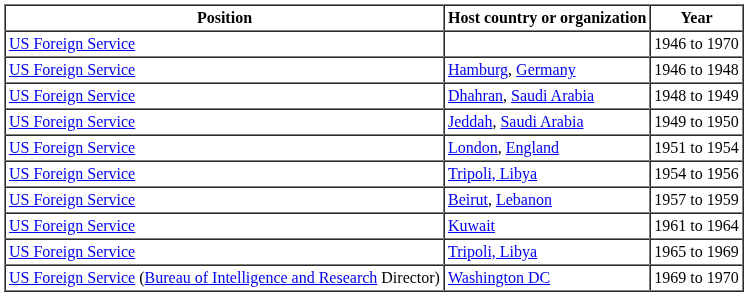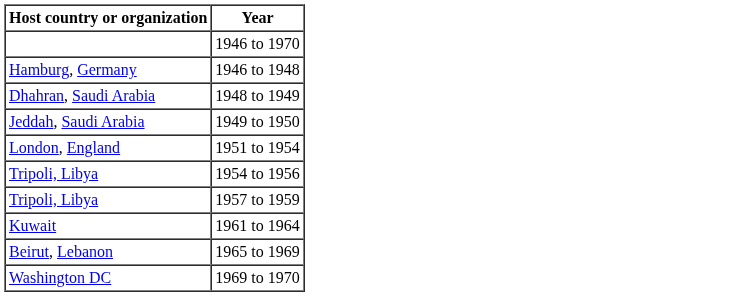- column: (224, 18)
(500, 200) Beirut, Lebanon -> (54, 200) Tripoli, Libya
(493, 252) Tripoli, Libya -> (61, 252) Beirut, Lebanon
